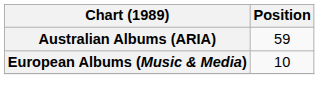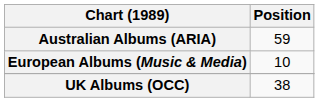+ row: (127, 85)
